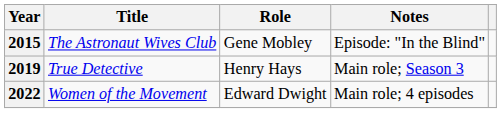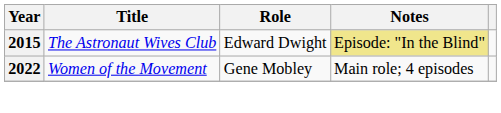(268, 42) Gene Mobley -> (275, 42) Edward Dwight
(410, 42) no background -> (410, 42) khaki background
- row: (24, 68)
(275, 94) Edward Dwight -> (268, 68) Gene Mobley
